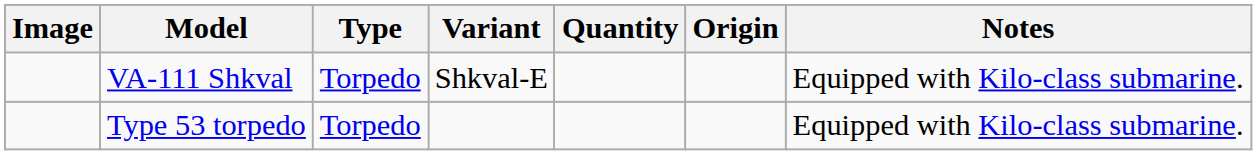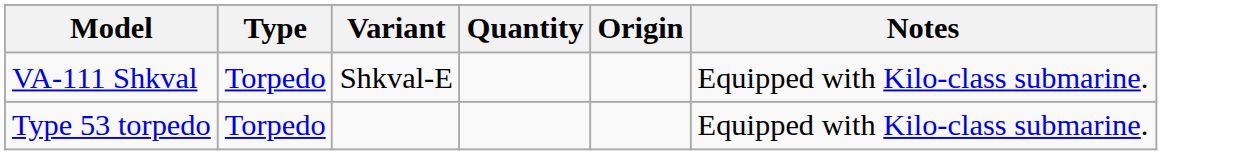- column: (52, 28)
